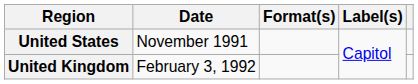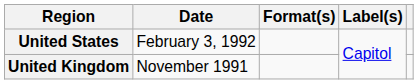(192, 41) November 1991 -> (196, 41) February 3, 1992
(196, 66) February 3, 1992 -> (192, 66) November 1991
